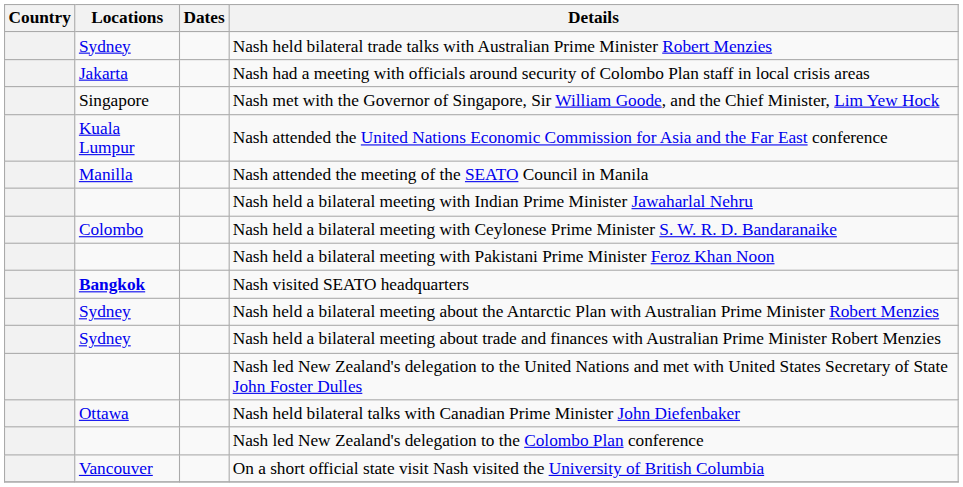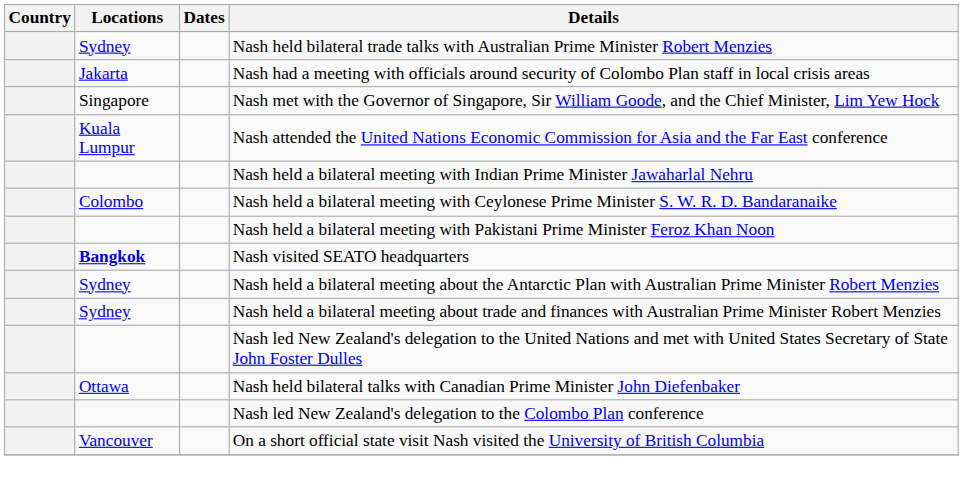- row: (441, 174)
